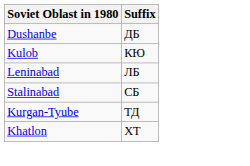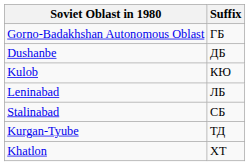+ row: (106, 33)
